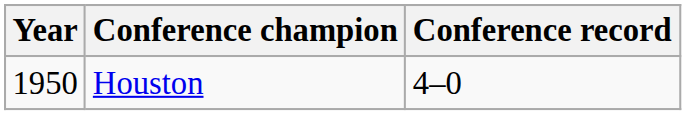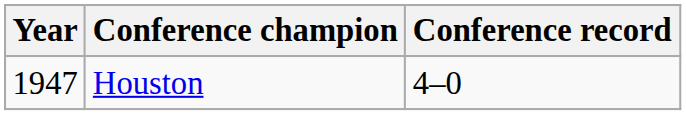(45, 82) 1950 -> (45, 82) 1947
